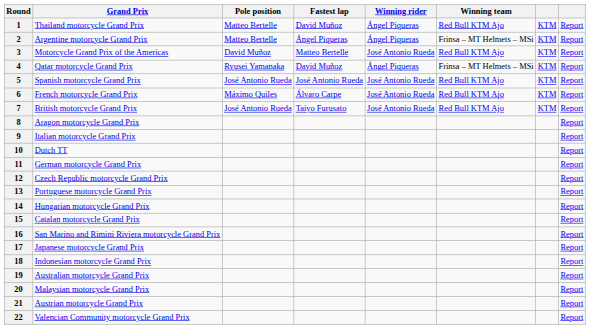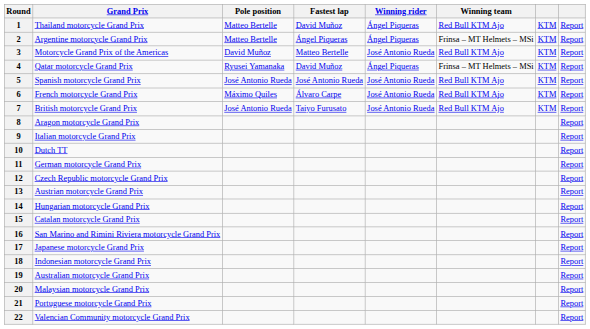(93, 191) Portuguese motorcycle Grand Prix -> (89, 191) Austrian motorcycle Grand Prix
(89, 303) Austrian motorcycle Grand Prix -> (93, 303) Portuguese motorcycle Grand Prix
